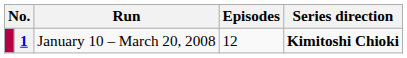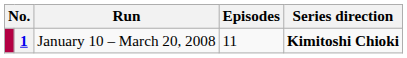(230, 40) 12 -> (230, 40) 11
